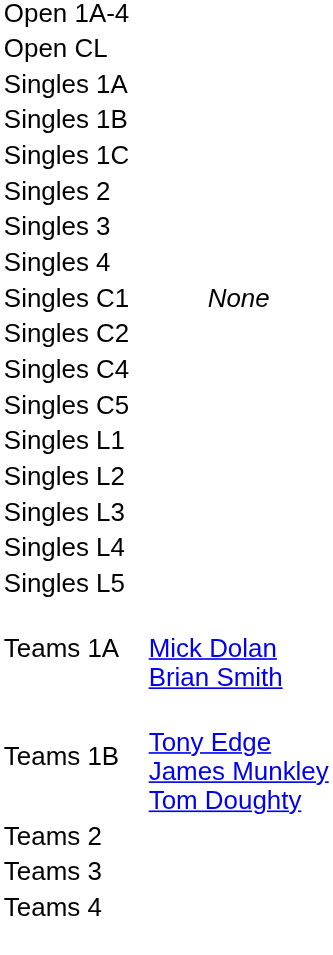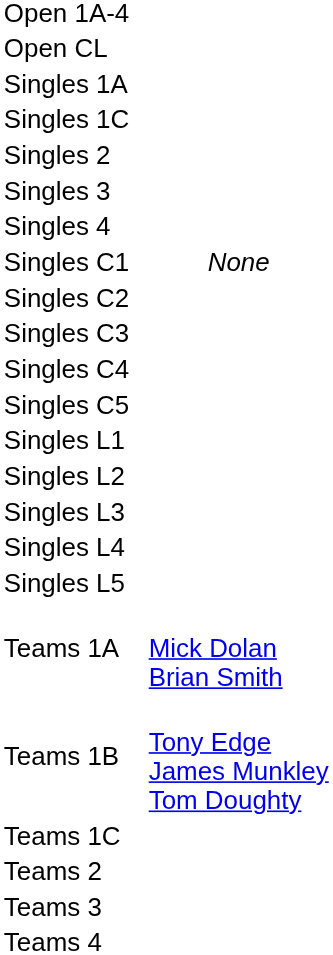- row: (66, 120)
+ row: (67, 333)
+ row: (62, 836)
